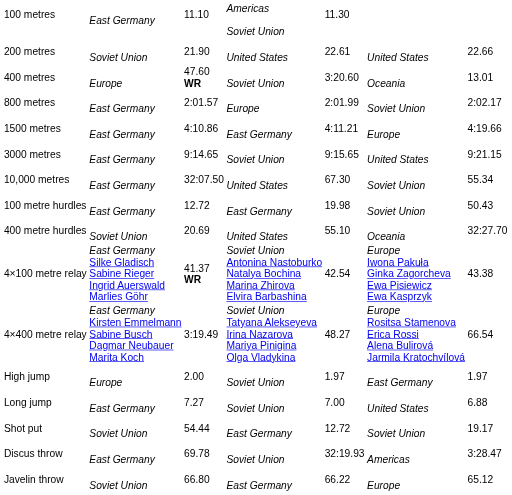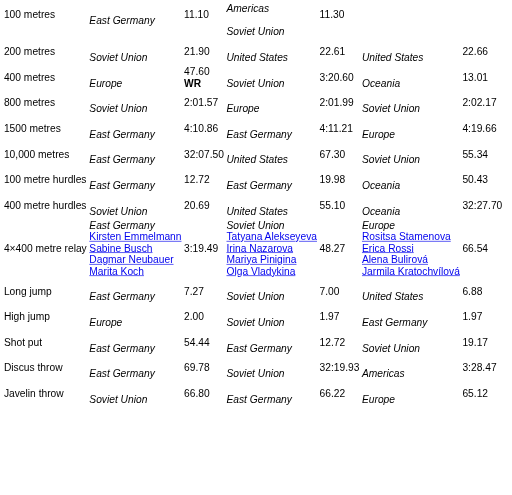(122, 109) East Germany -> (118, 109) Soviet Union
- row: (32, 154)
(396, 211) Soviet Union -> (381, 186) Oceania
- row: (45, 274)
rows swapped: (27, 377) <-> (28, 402)
(118, 434) Soviet Union -> (122, 348) East Germany
